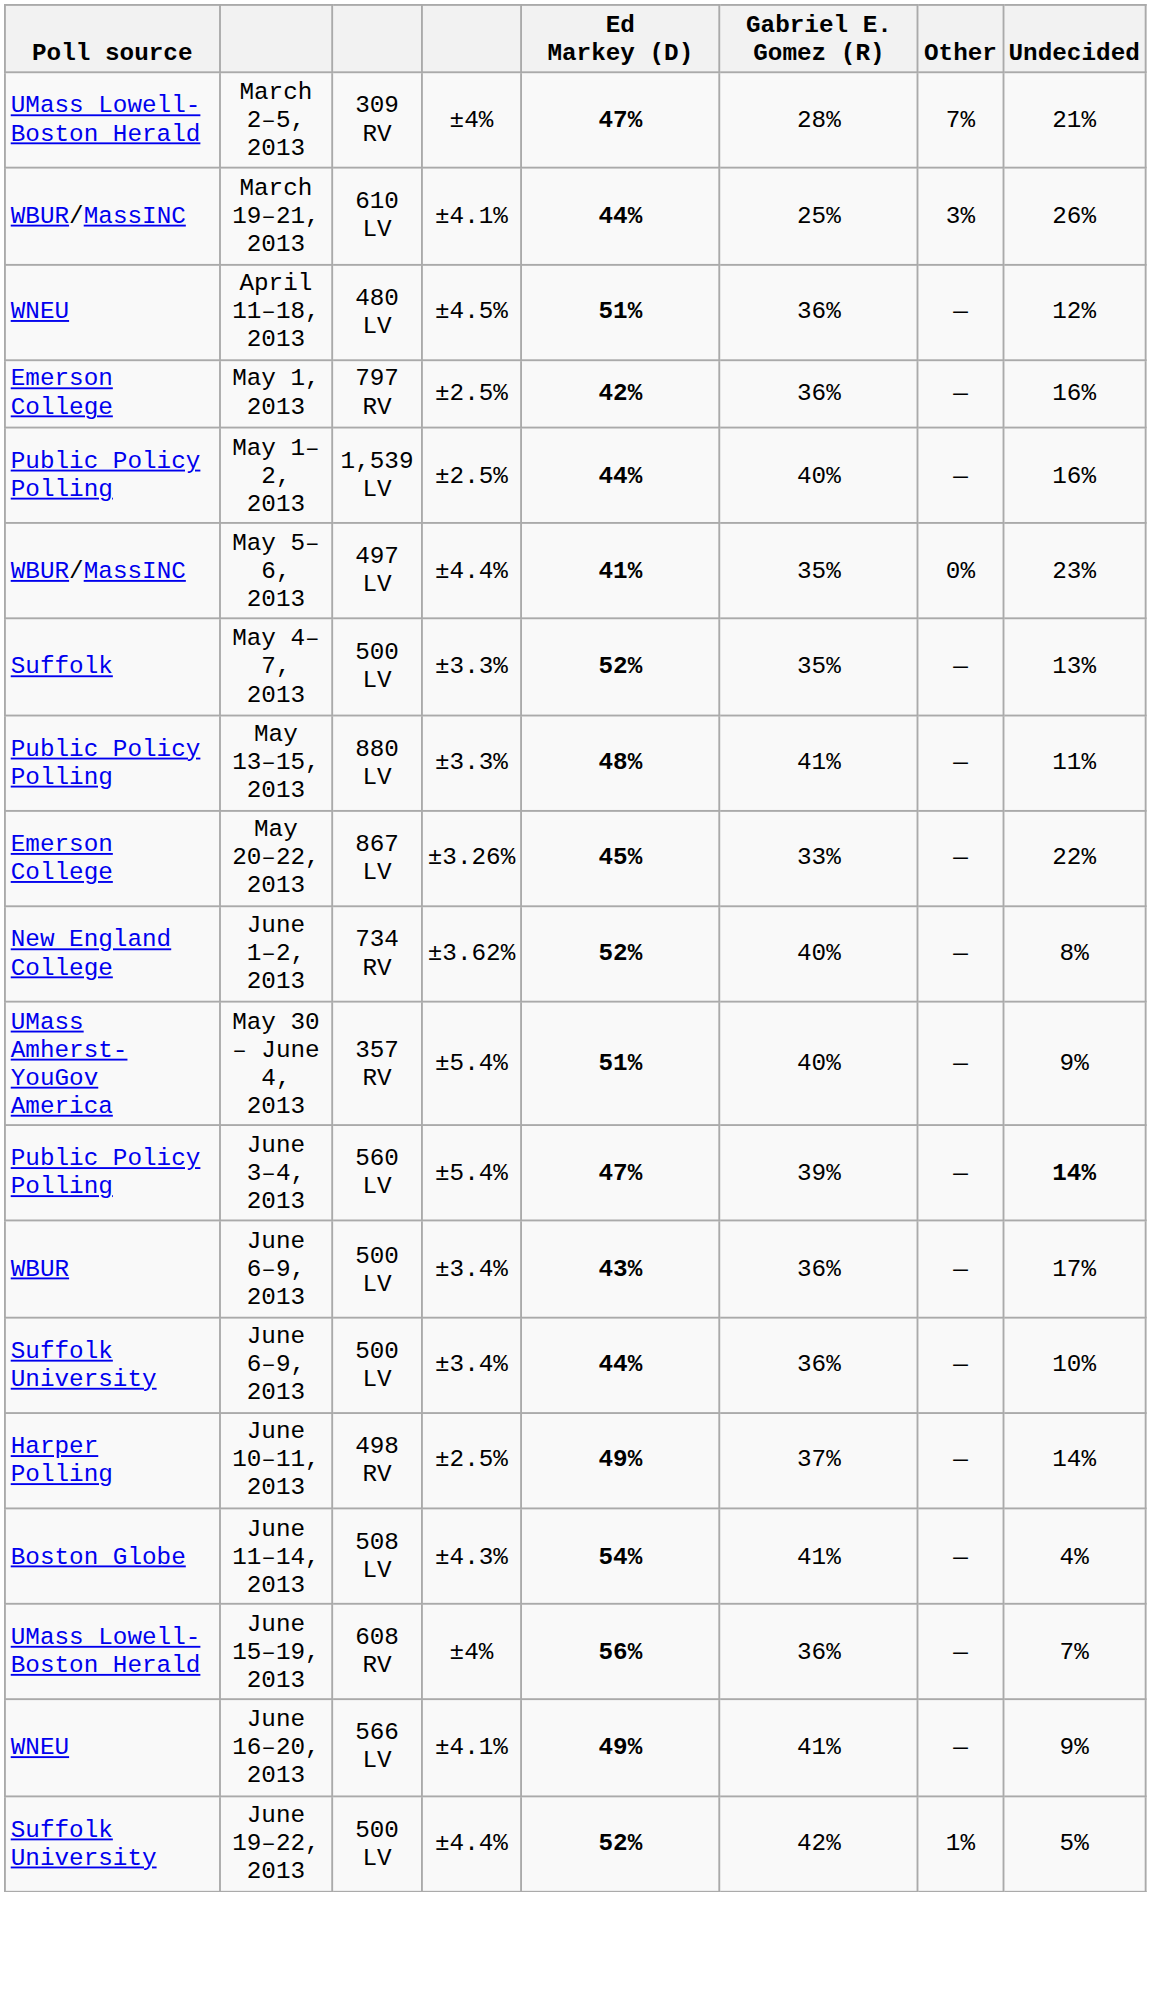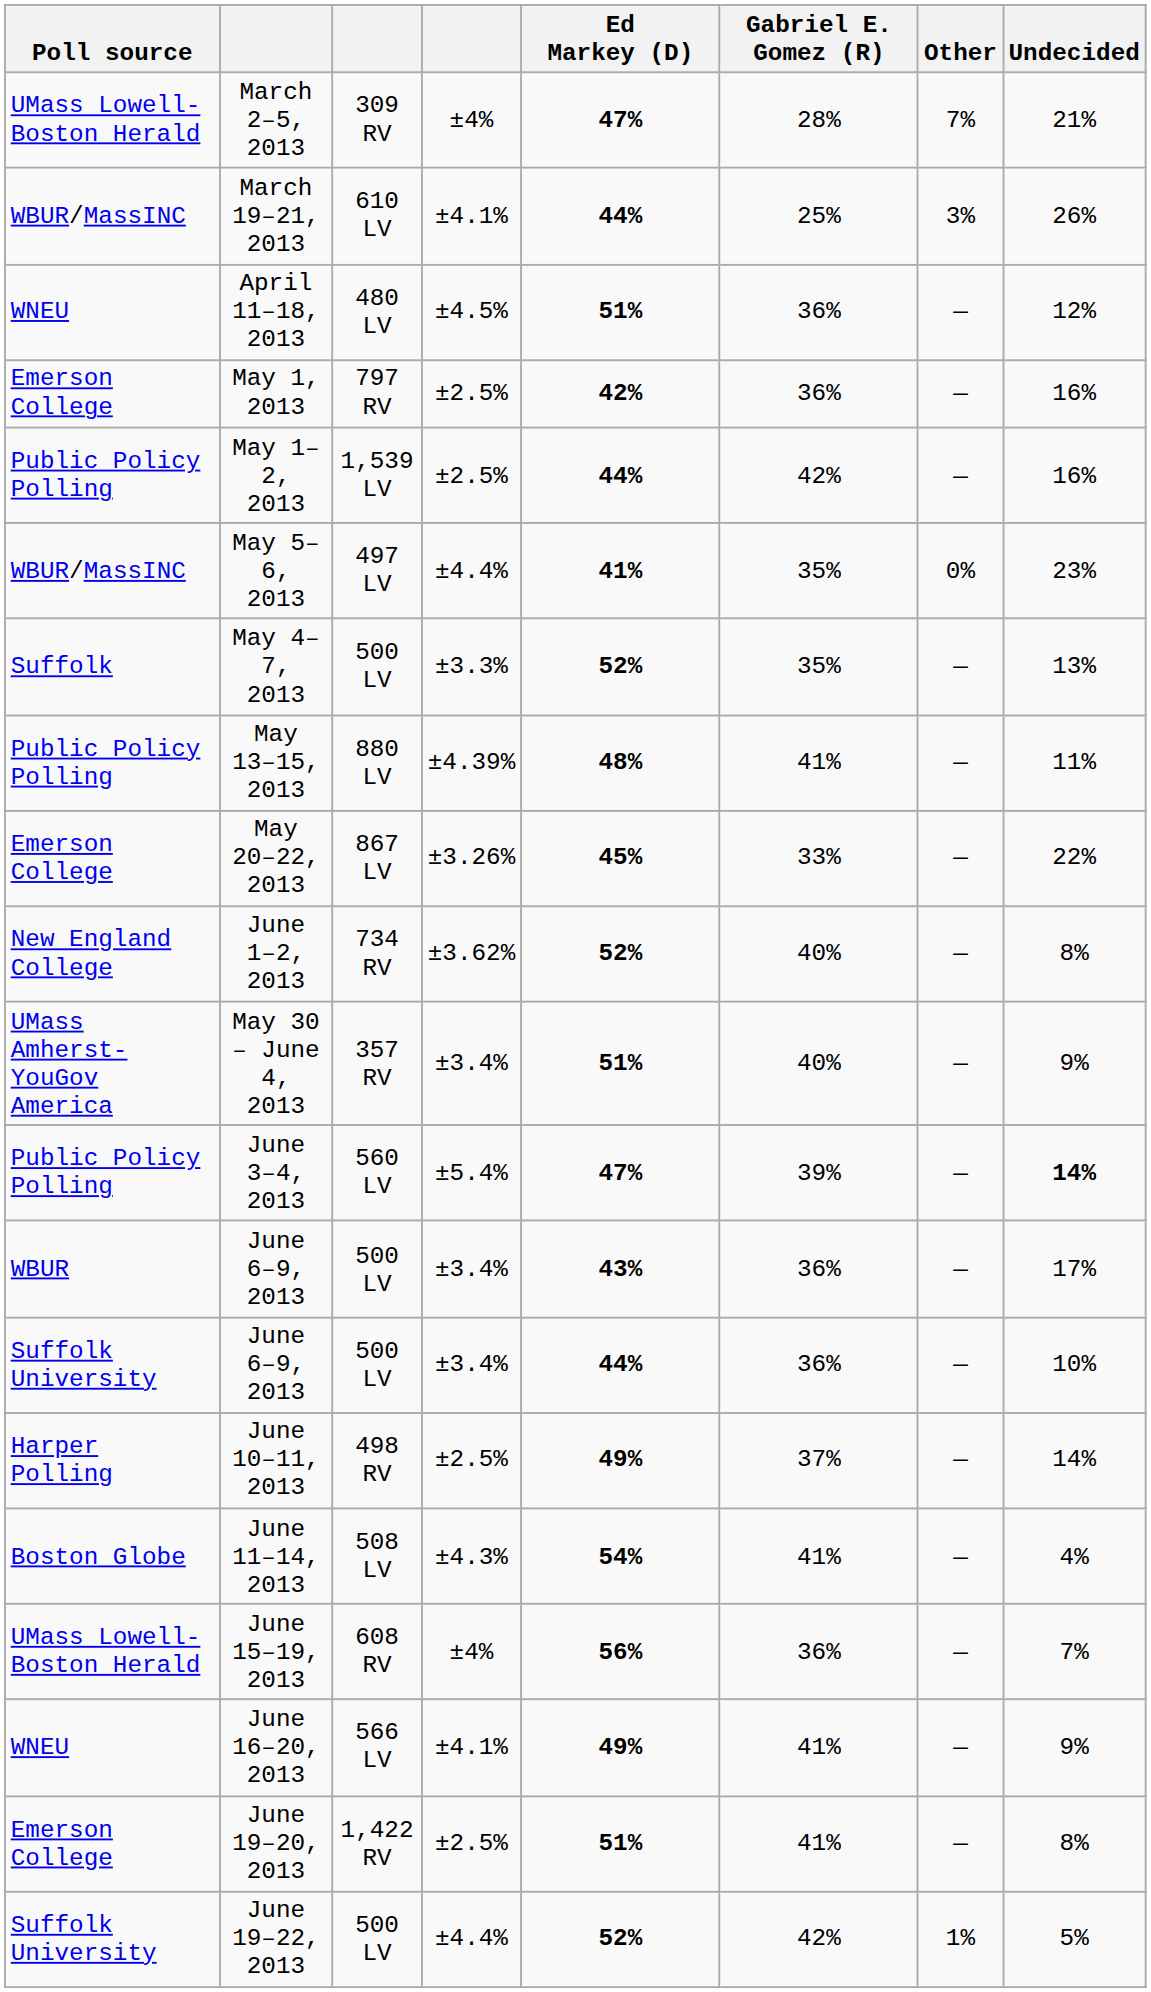(819, 475) 40% -> (819, 475) 42%
(471, 762) ±3.3% -> (471, 762) ±4.39%
(471, 1064) ±5.4% -> (471, 1064) ±3.4%
+ row: (62, 1843)
